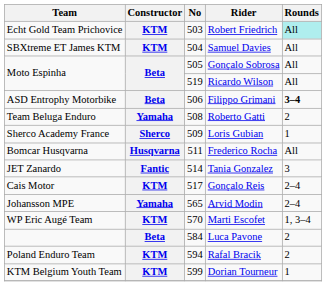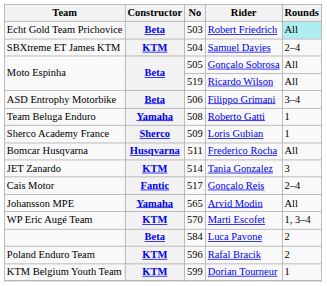(155, 30) KTM -> (155, 30) Beta
(291, 47) All -> (292, 47) 2–4
(292, 99) bold -> (292, 99) normal
(287, 116) 2 -> (287, 116) 1
(155, 168) Fantic -> (155, 168) KTM
(155, 185) KTM -> (155, 185) Fantic
(292, 202) 2–4 -> (291, 202) All
(195, 254) 594 -> (195, 254) 596
